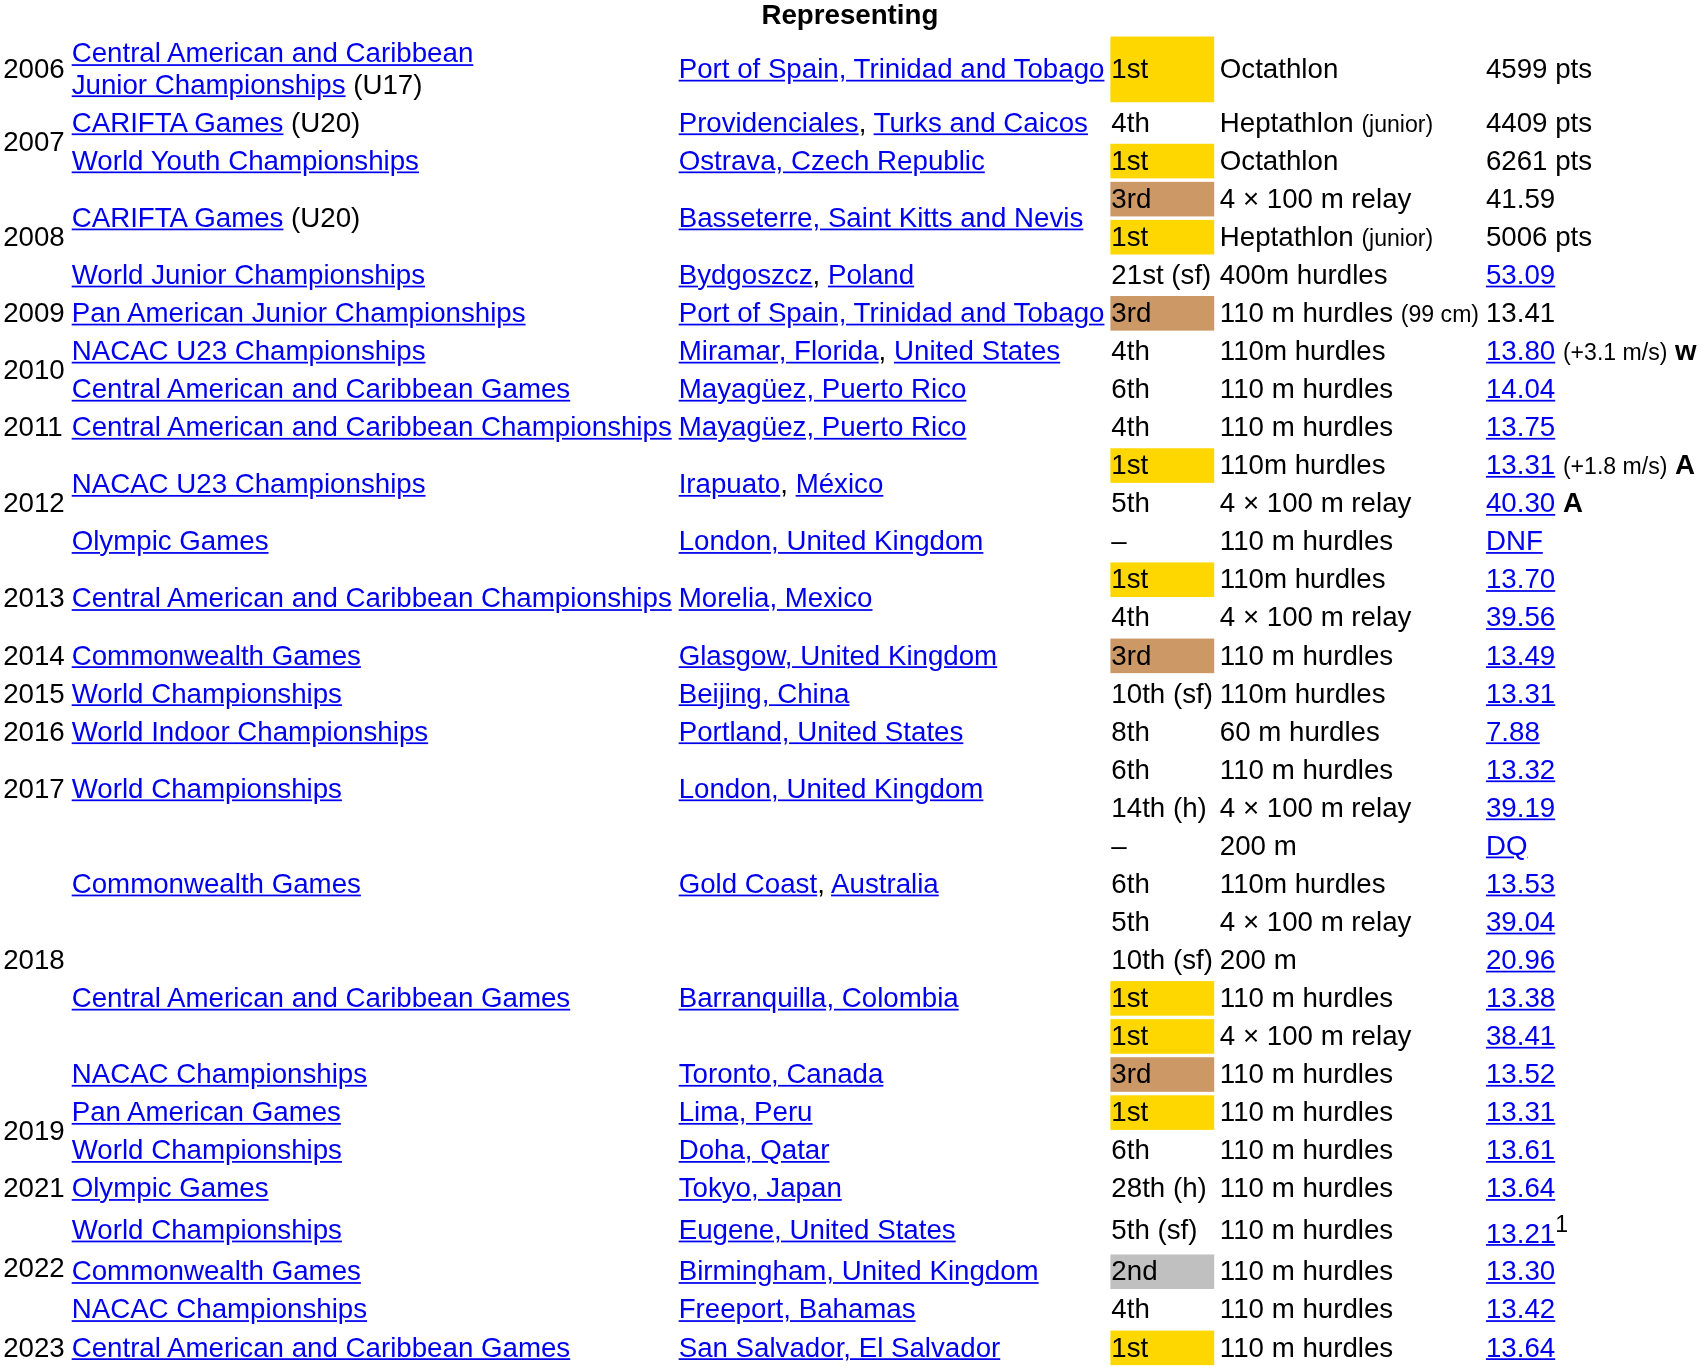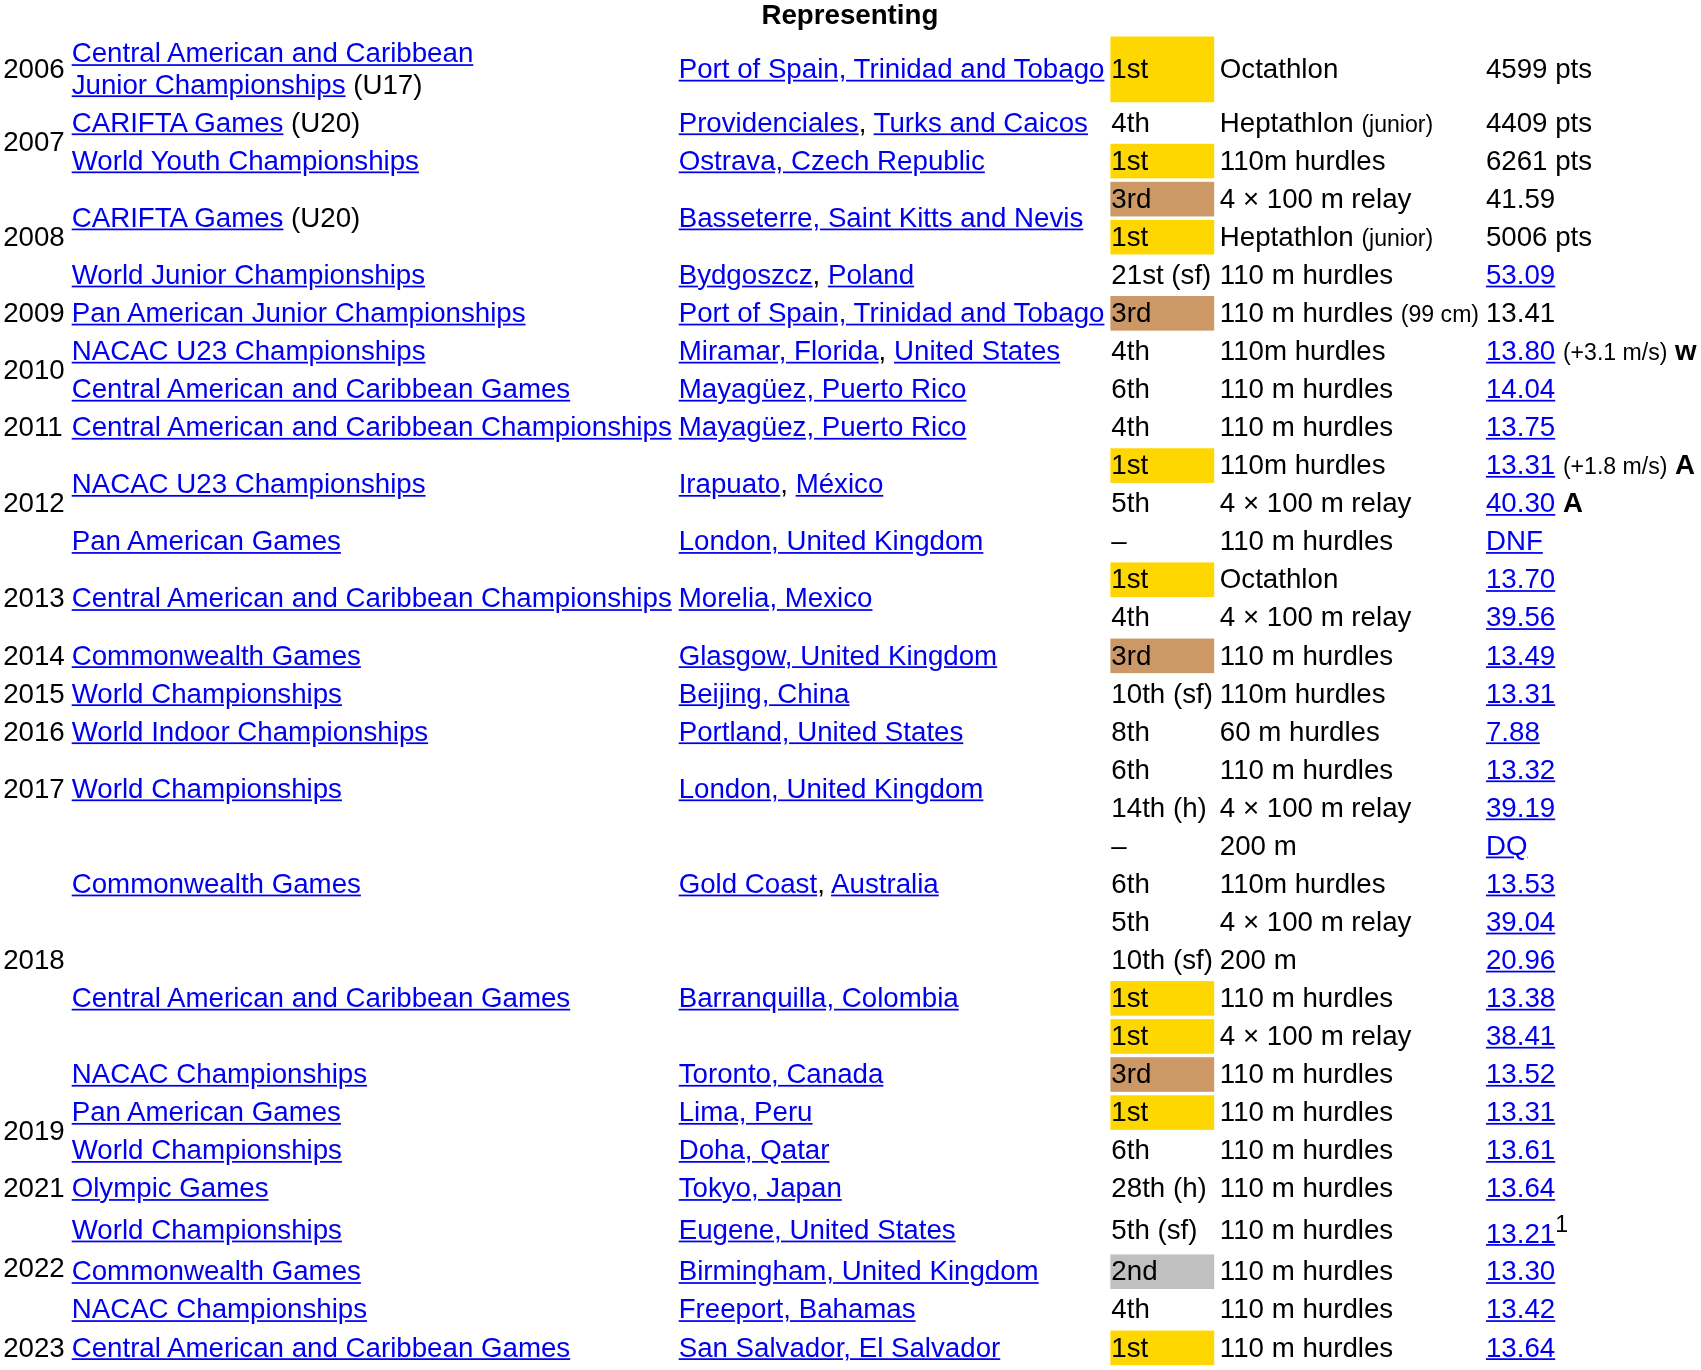(1279, 160) Octathlon -> (1303, 160) 110m hurdles
(1304, 274) 400m hurdles -> (1306, 274) 110 m hurdles
(170, 541) Olympic Games -> (206, 541) Pan American Games
(1303, 579) 110m hurdles -> (1279, 579) Octathlon
